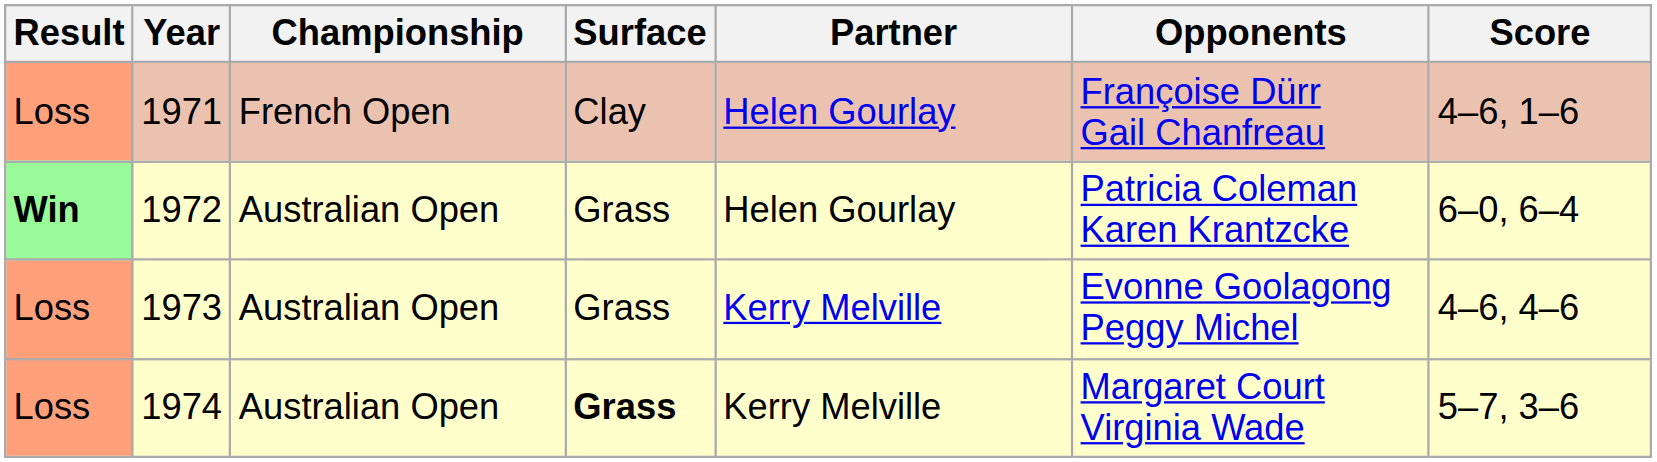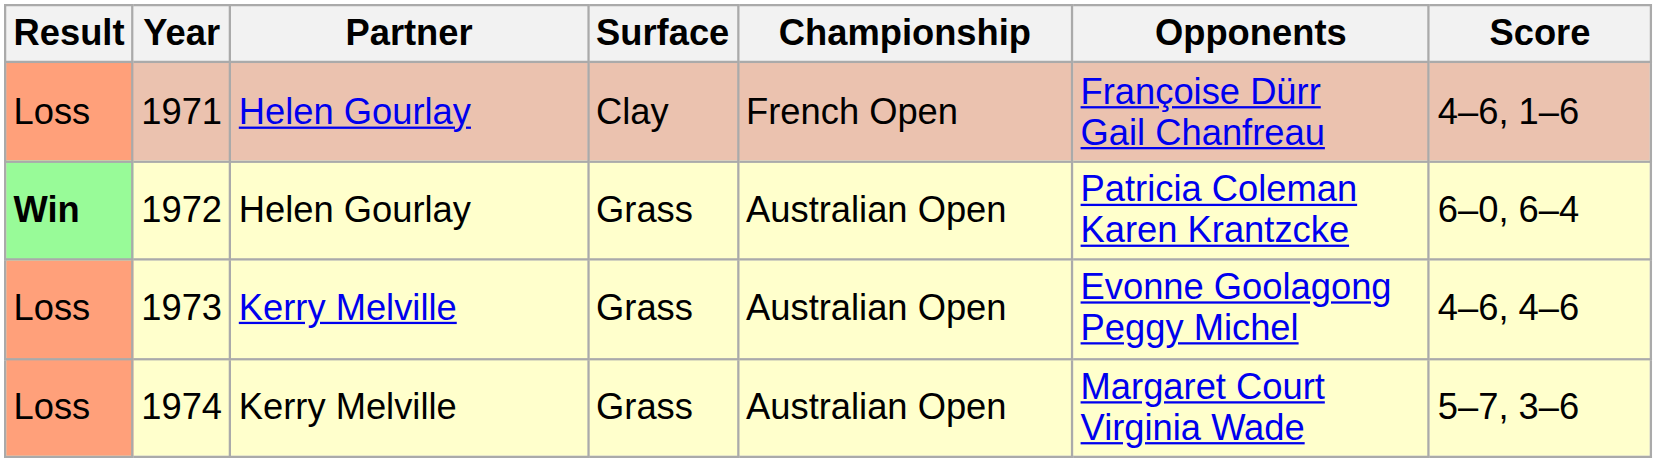columns swapped: (398, 33) <-> (894, 33)
(625, 406) bold -> (644, 406) normal
